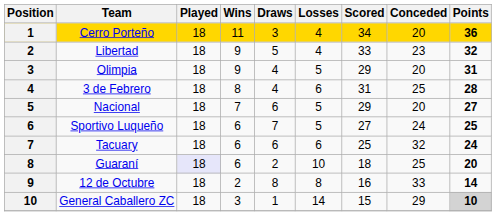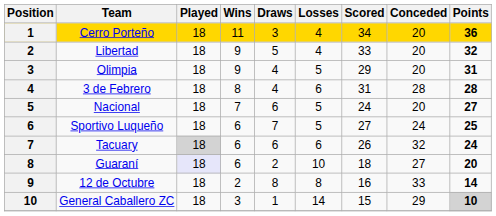(419, 51) 23 -> (419, 51) 20
(419, 88) 25 -> (419, 88) 28
(364, 107) 29 -> (364, 107) 24
(199, 145) no background -> (199, 145) lightgrey background
(364, 145) 25 -> (364, 145) 26
(419, 164) 25 -> (419, 164) 27
